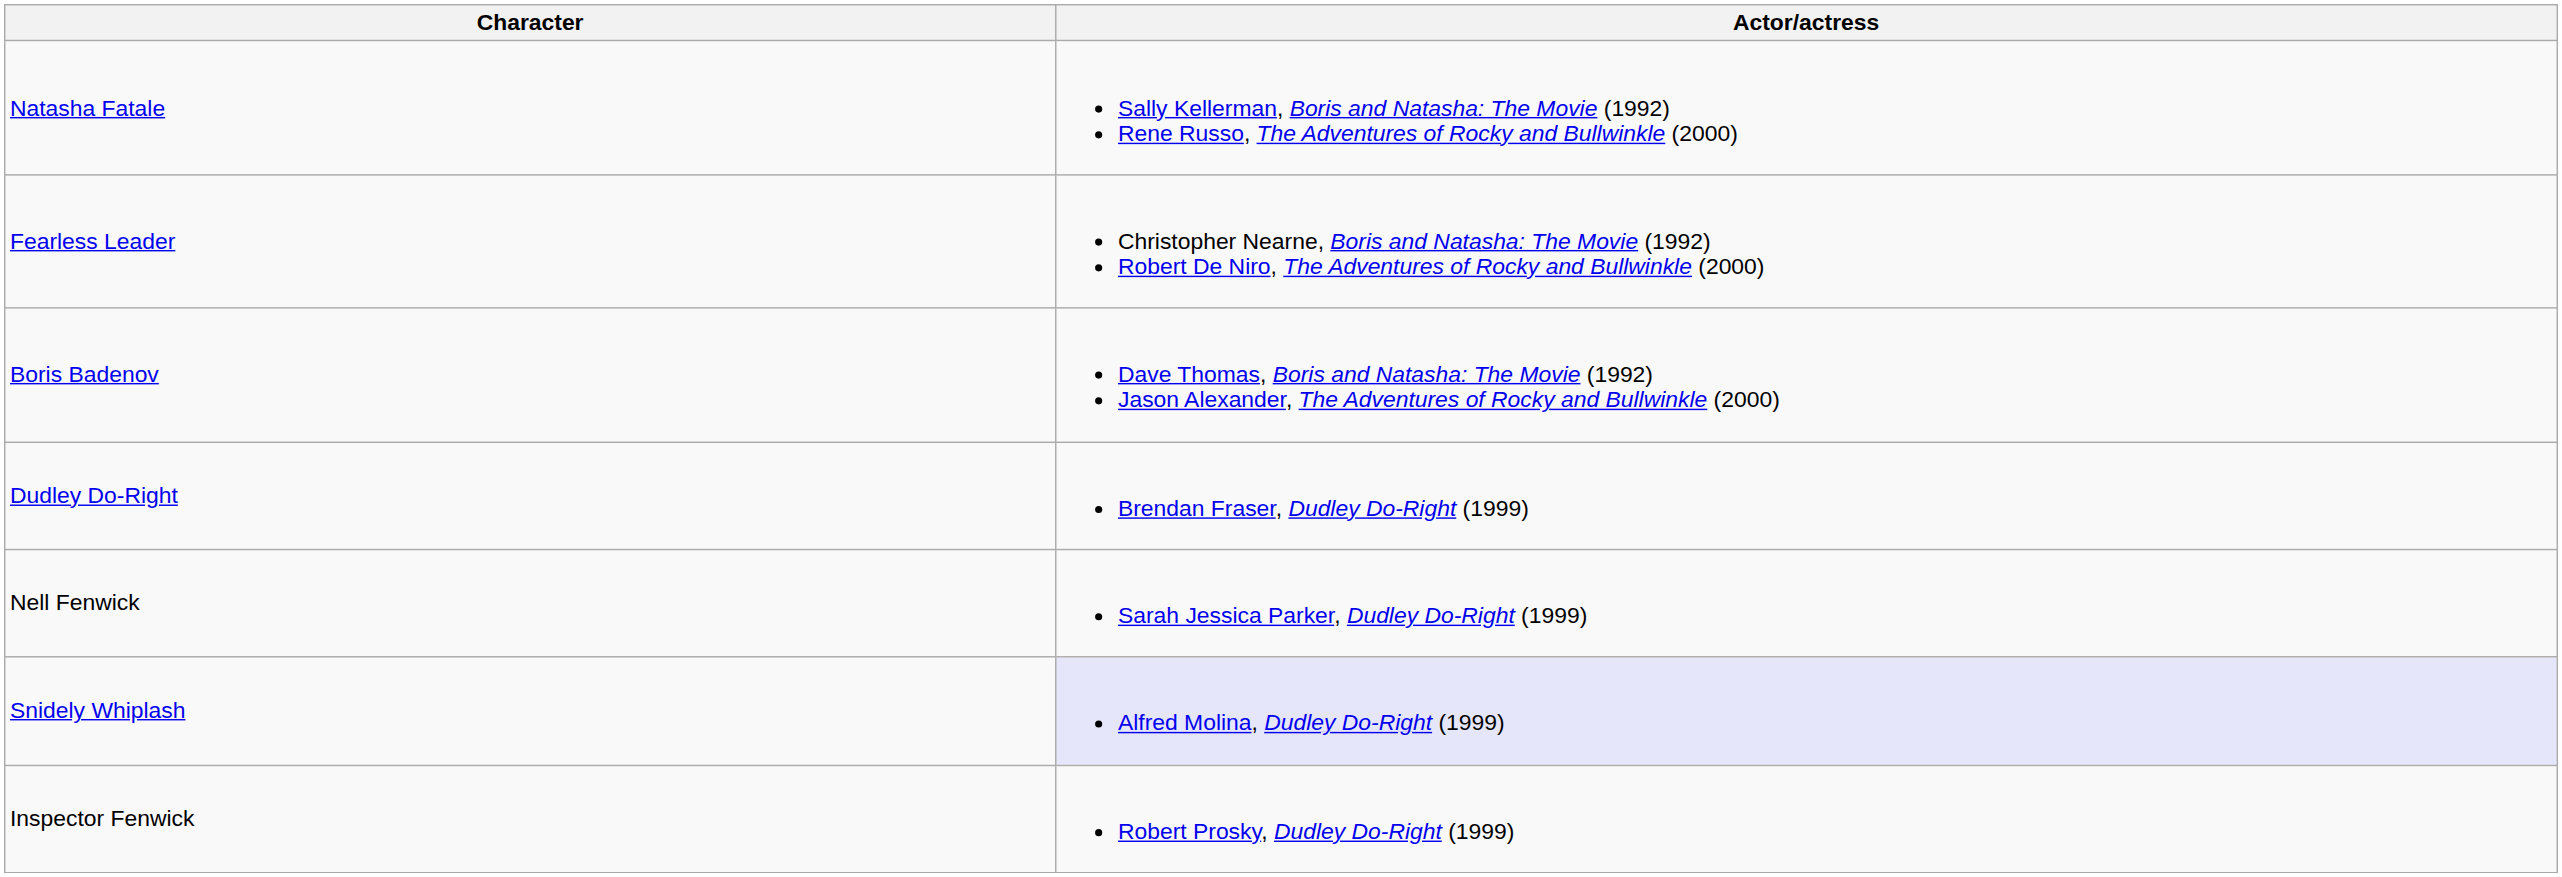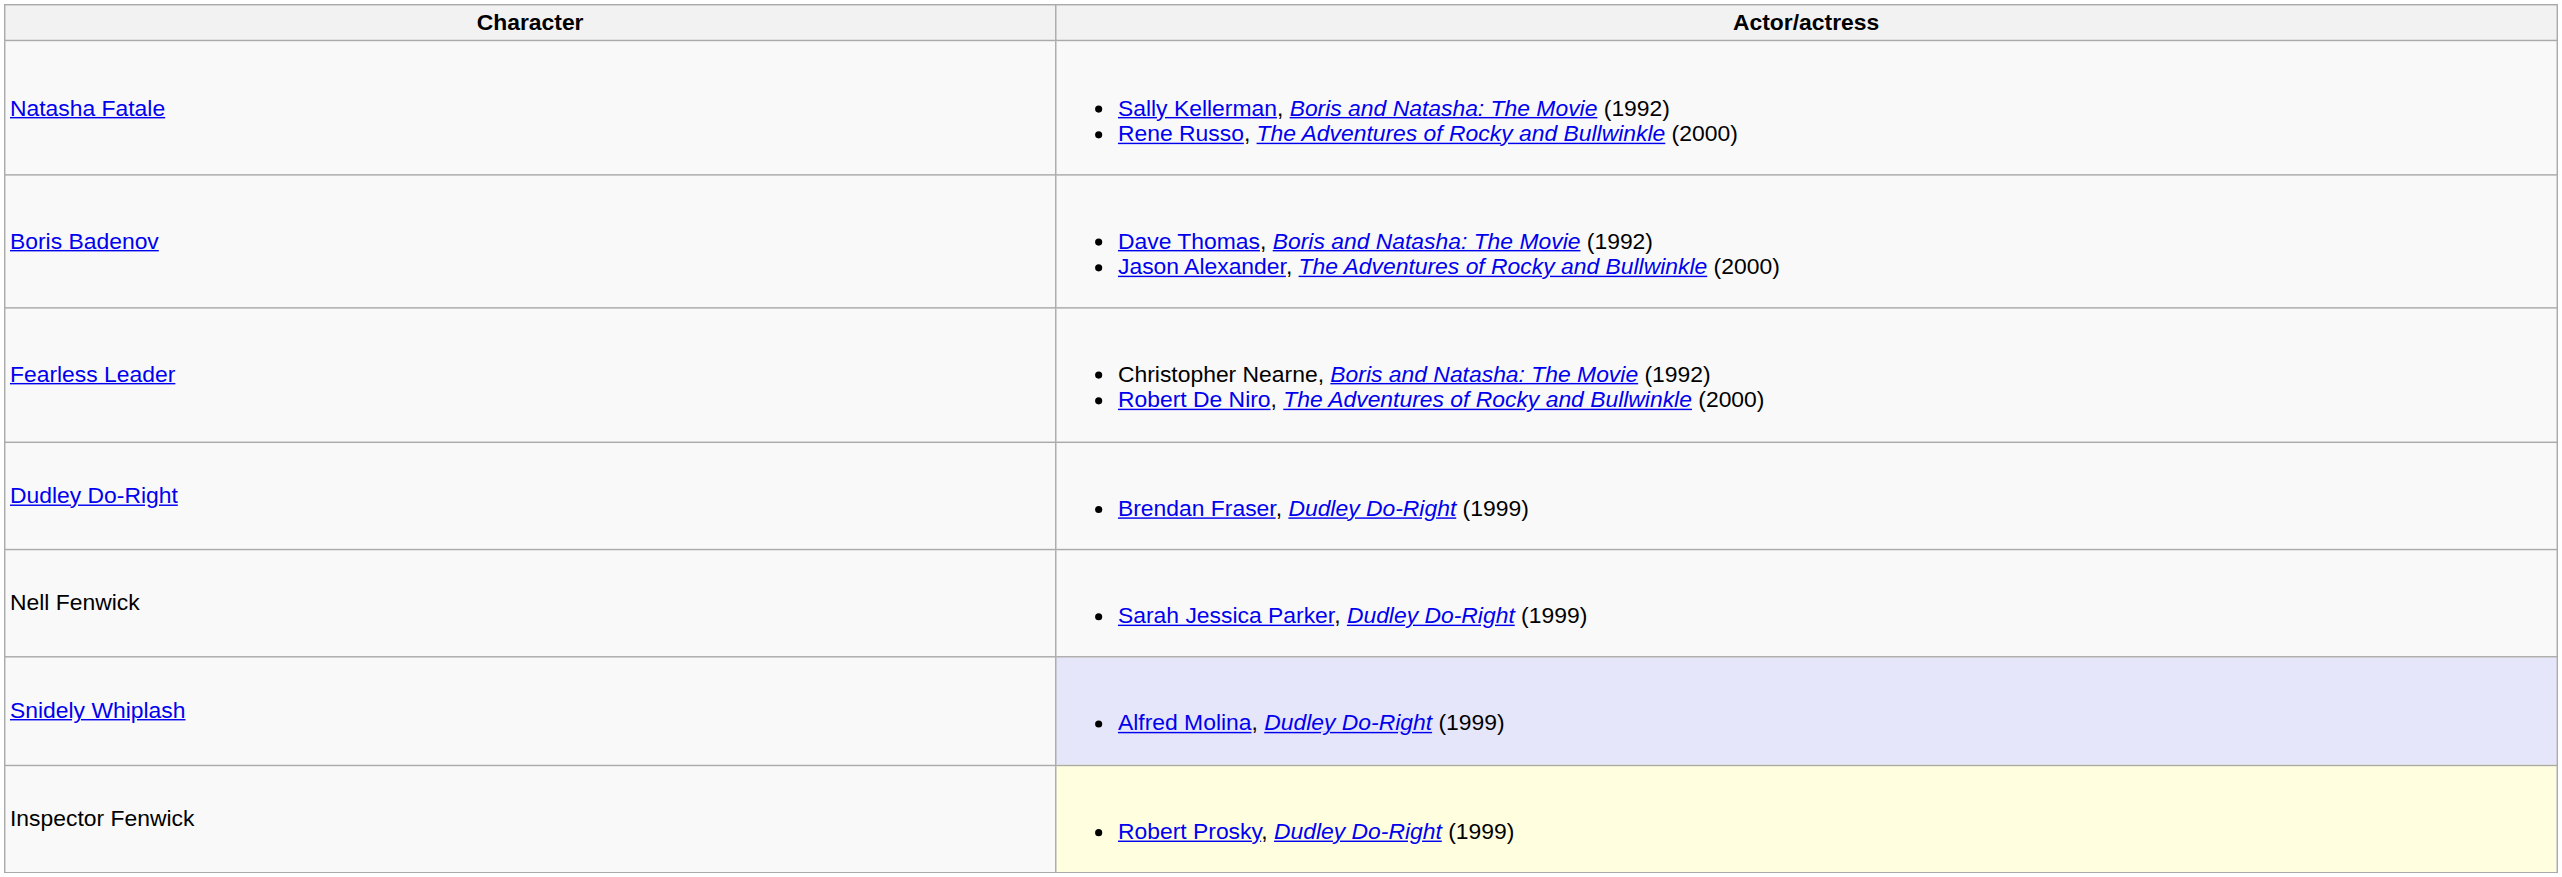rows swapped: (84, 374) <-> (93, 241)
(1806, 832) no background -> (1806, 832) lightyellow background
